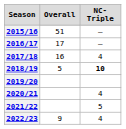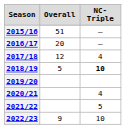(60, 44) 17 -> (60, 44) 20
(60, 57) 16 -> (60, 57) 12
(100, 118) 4 -> (100, 118) 10
